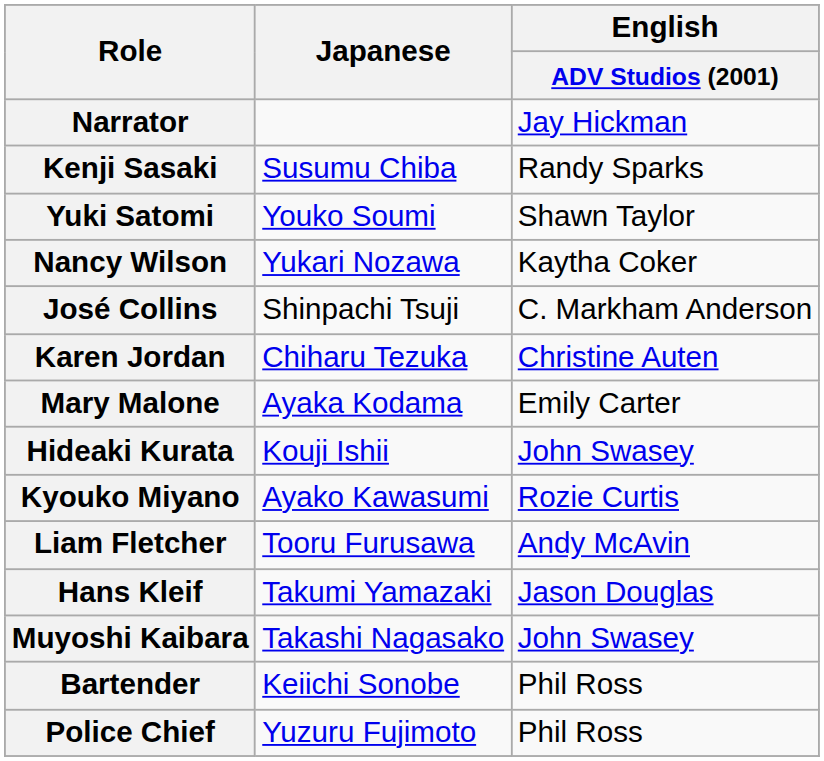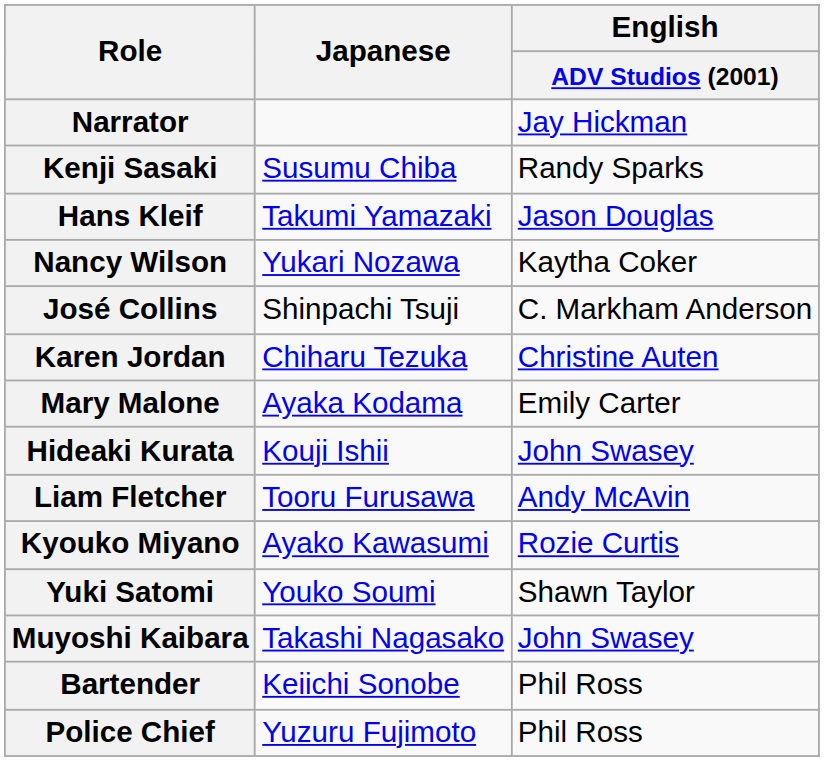rows swapped: (130, 591) <-> (130, 215)
rows swapped: (130, 497) <-> (130, 544)
